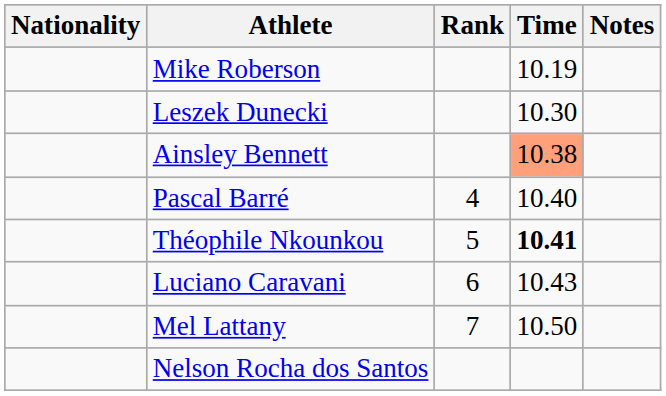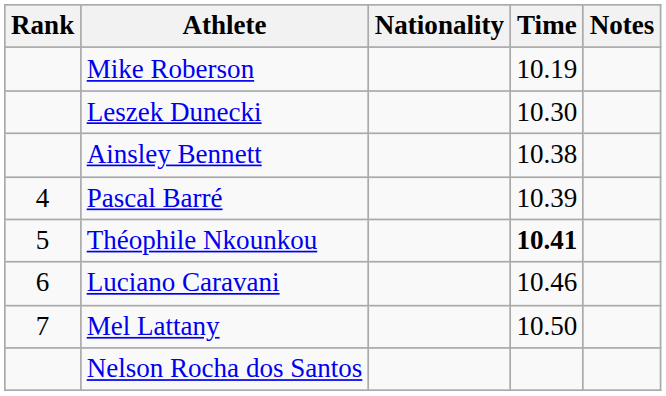columns swapped: (472, 25) <-> (76, 25)
(547, 154) lightsalmon background -> (547, 154) no background
(547, 197) 10.40 -> (547, 197) 10.39
(547, 283) 10.43 -> (547, 283) 10.46
